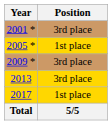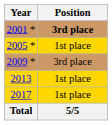(73, 29) normal -> (73, 29) bold
(73, 78) 3rd place -> (73, 78) 1st place
